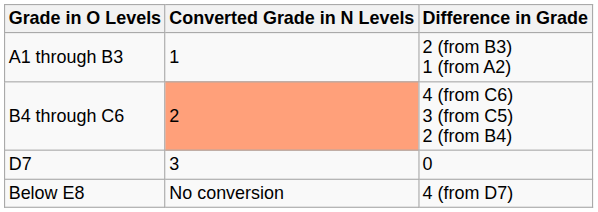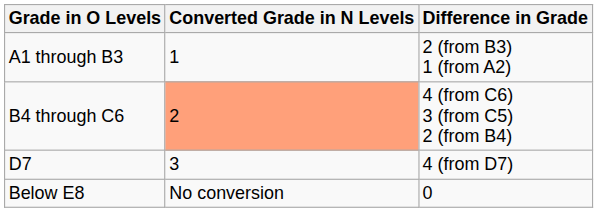(428, 164) 0 -> (468, 164) 4 (from D7)
(468, 192) 4 (from D7) -> (428, 192) 0
